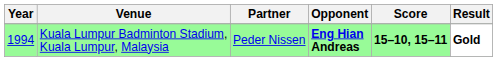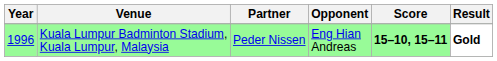(21, 40) 1994 -> (21, 40) 1996
(337, 40) bold -> (336, 40) normal
